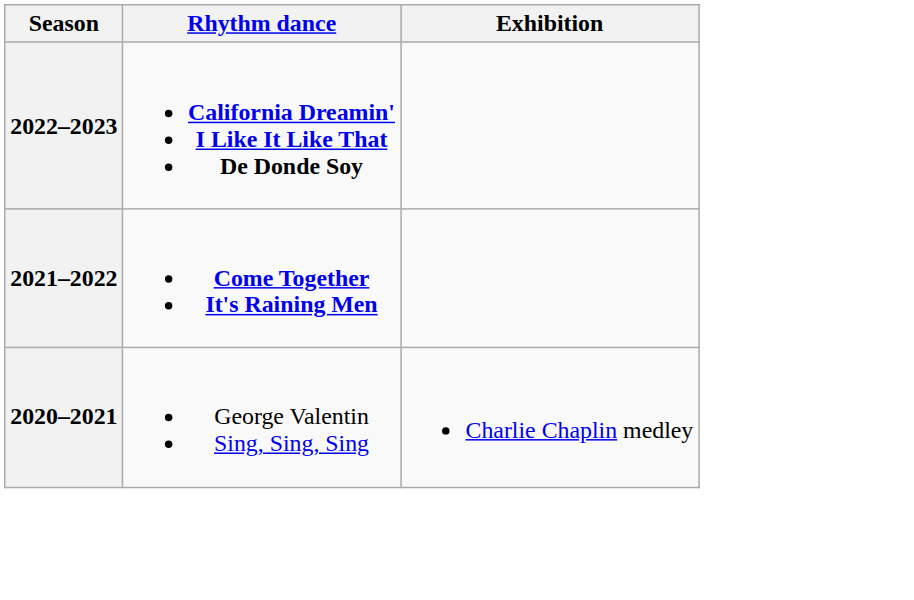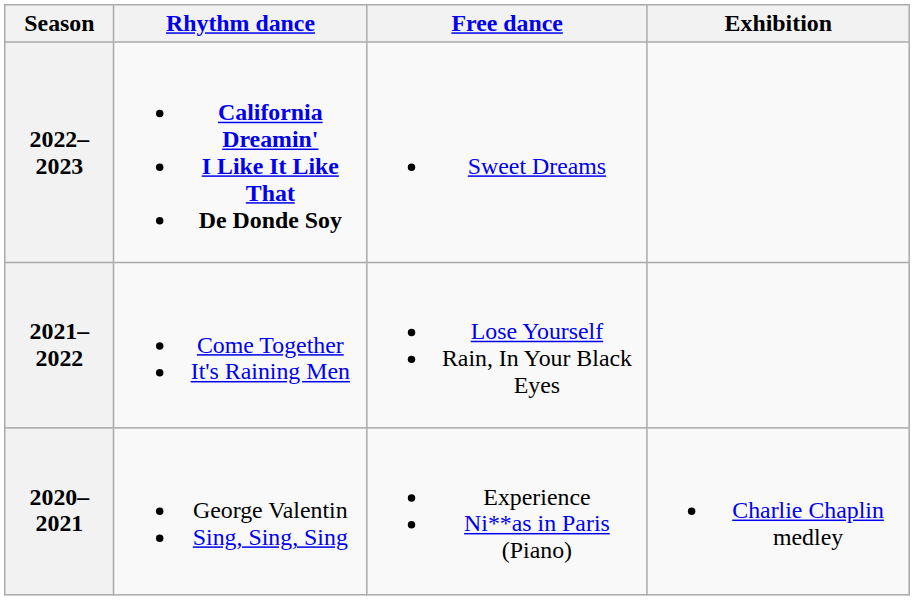+ column: (507, 23)
(262, 291) bold -> (241, 359) normal
